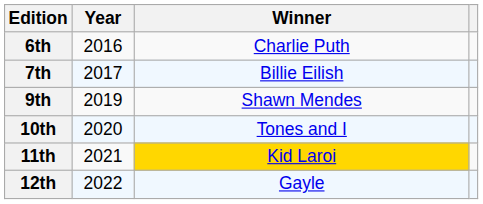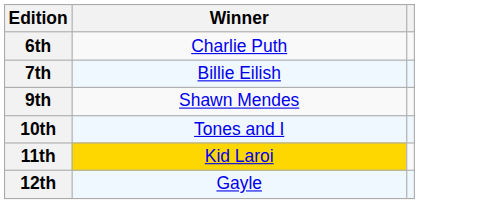- column: (103, 18)
